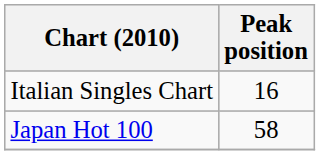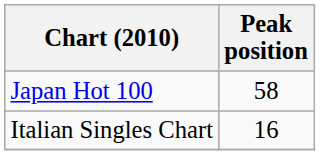rows swapped: (112, 90) <-> (82, 129)
